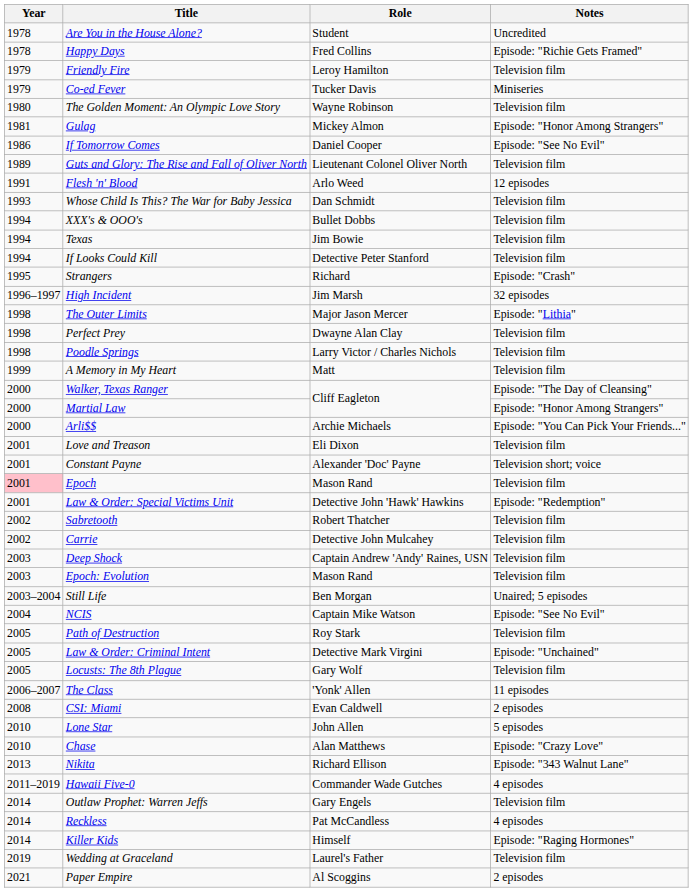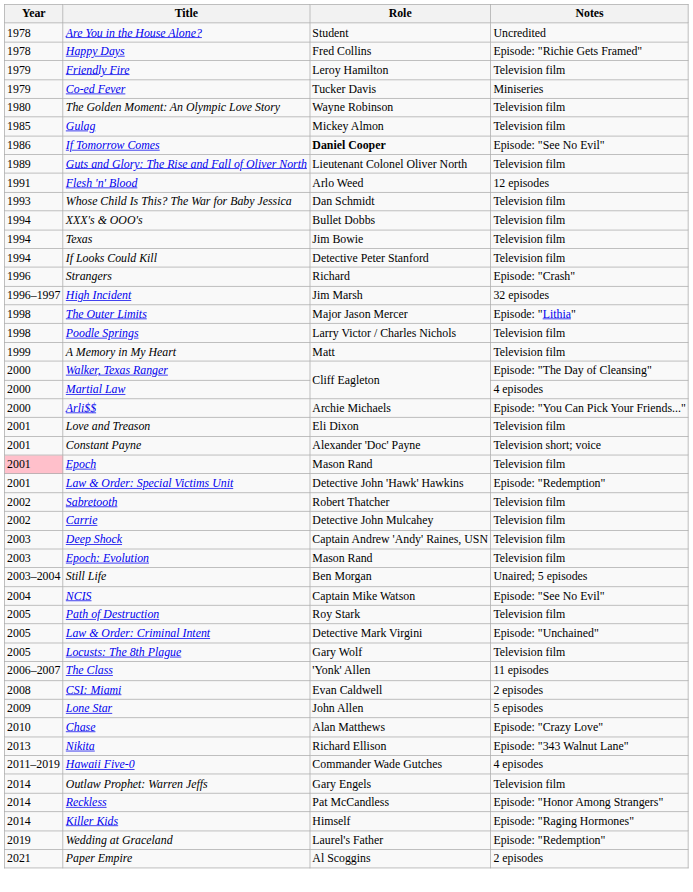(19, 126) 1981 -> (19, 126) 1985
(578, 126) Episode: "Honor Among Strangers" -> (529, 126) Television film
(347, 145) normal -> (349, 145) bold
(19, 276) 1995 -> (19, 276) 1996
- row: (95, 333)
(578, 408) Episode: "Honor Among Strangers" -> (518, 389) 4 episodes
(19, 727) 2010 -> (19, 708) 2009
(518, 821) 4 episodes -> (578, 802) Episode: "Honor Among Strangers"
(529, 858) Television film -> (549, 840) Episode: "Redemption"
